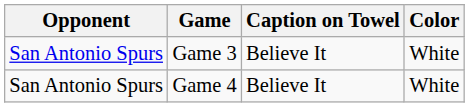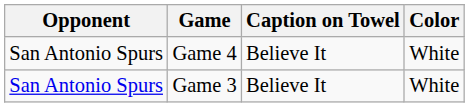rows swapped: (205, 53) <-> (205, 85)
